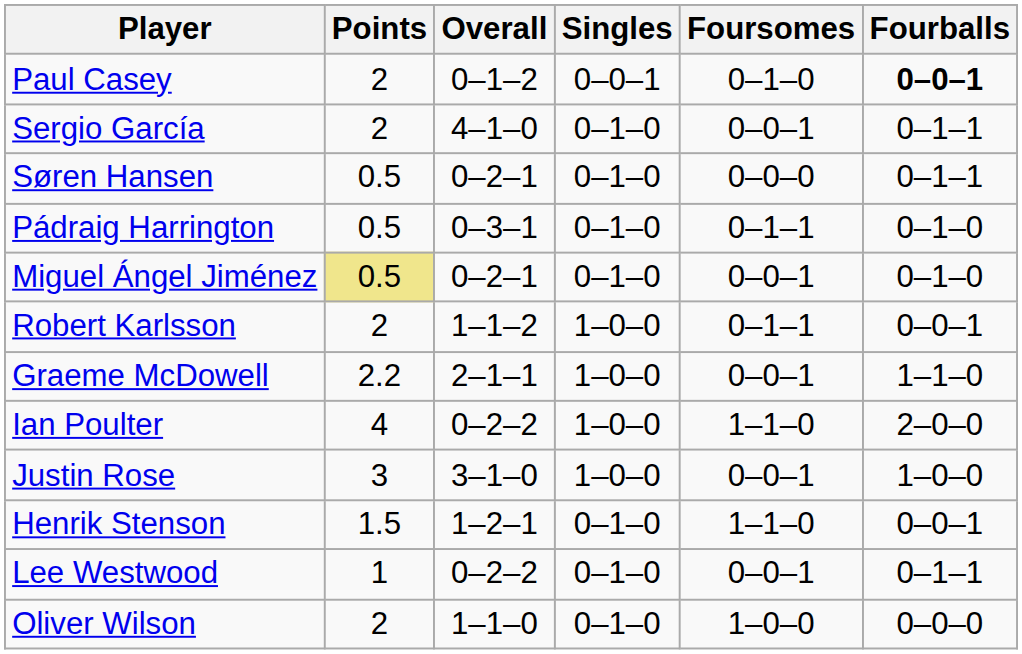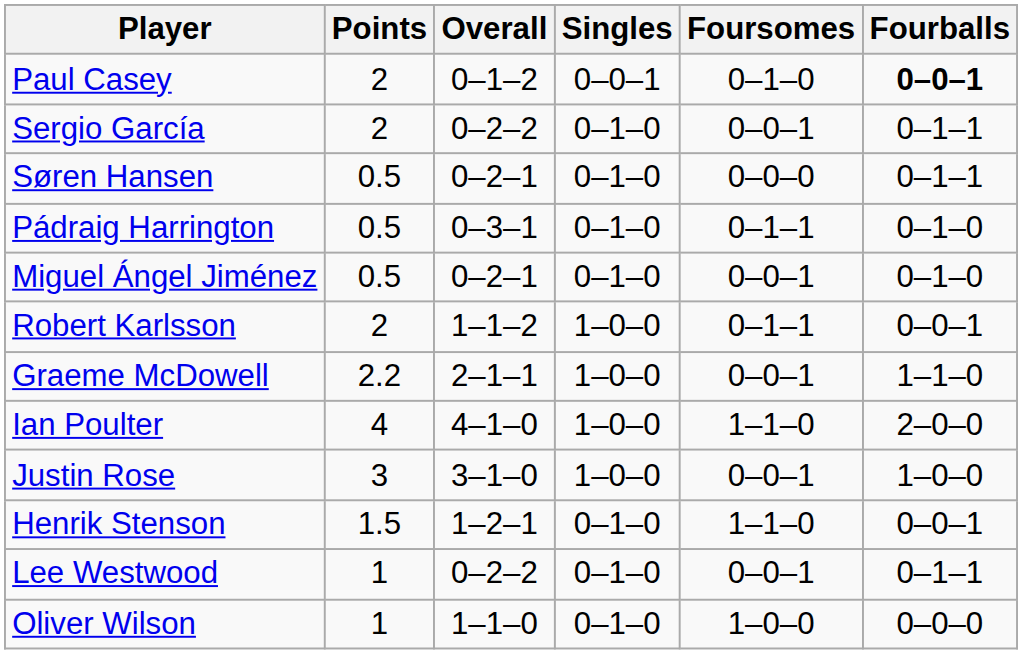(494, 128) 4–1–0 -> (494, 128) 0–2–2
(379, 276) khaki background -> (379, 276) no background
(494, 425) 0–2–2 -> (494, 425) 4–1–0
(379, 623) 2 -> (379, 623) 1
